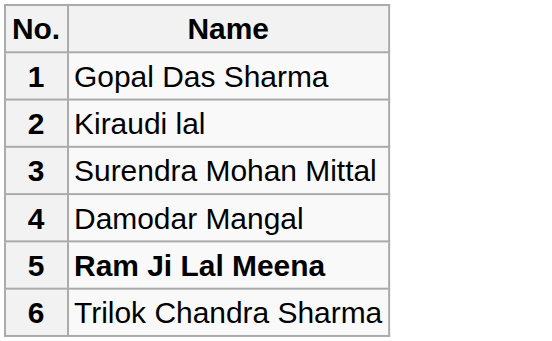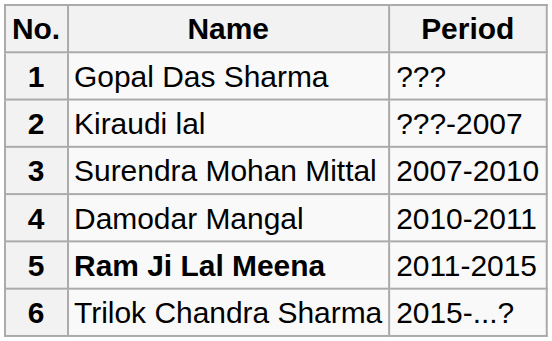+ column: (468, 29)
